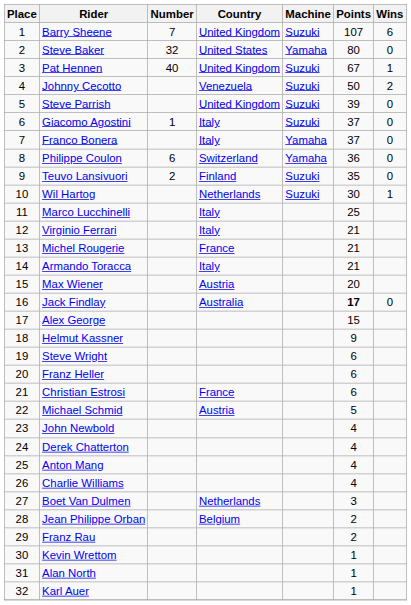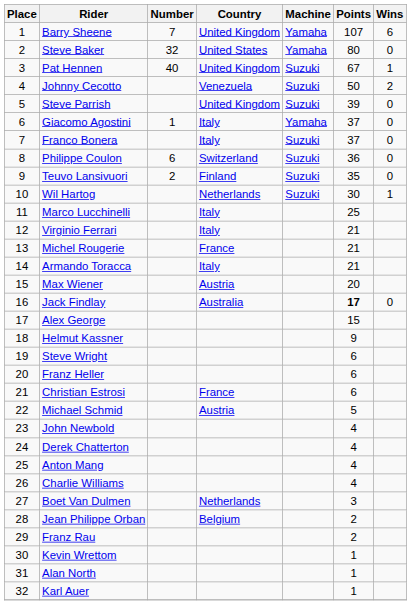(302, 32) Suzuki -> (306, 32) Yamaha
(302, 122) Suzuki -> (306, 122) Yamaha
(306, 140) Yamaha -> (302, 140) Suzuki
(306, 158) Yamaha -> (302, 158) Suzuki
